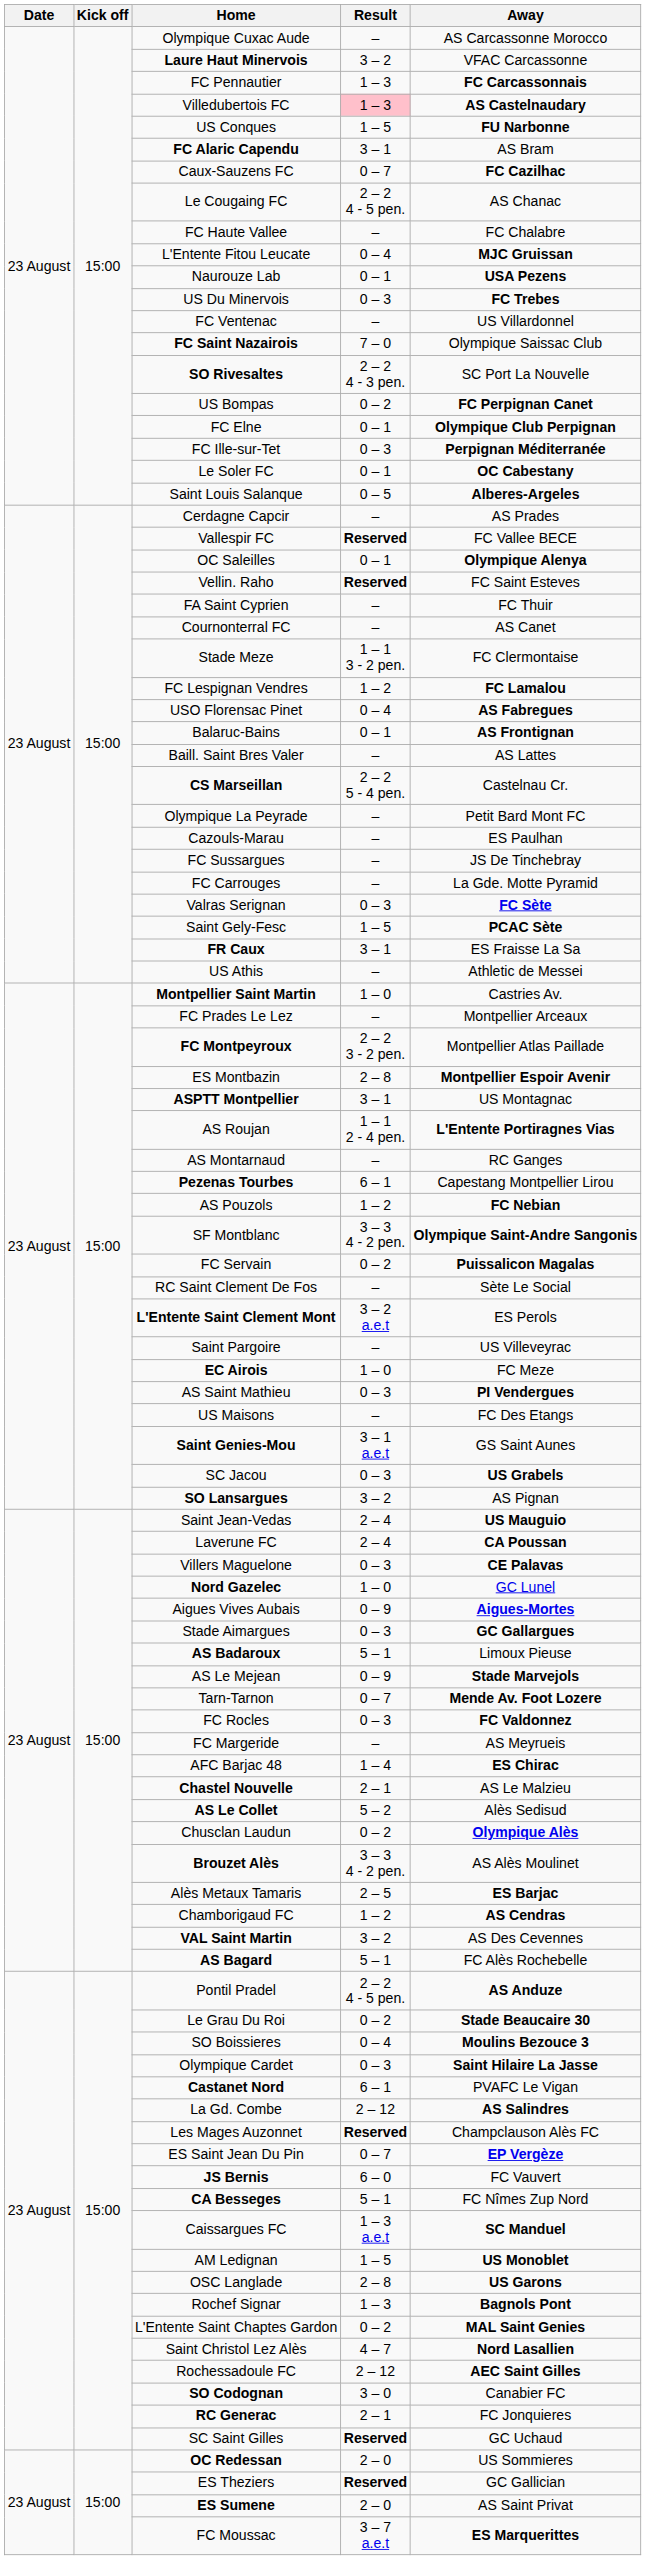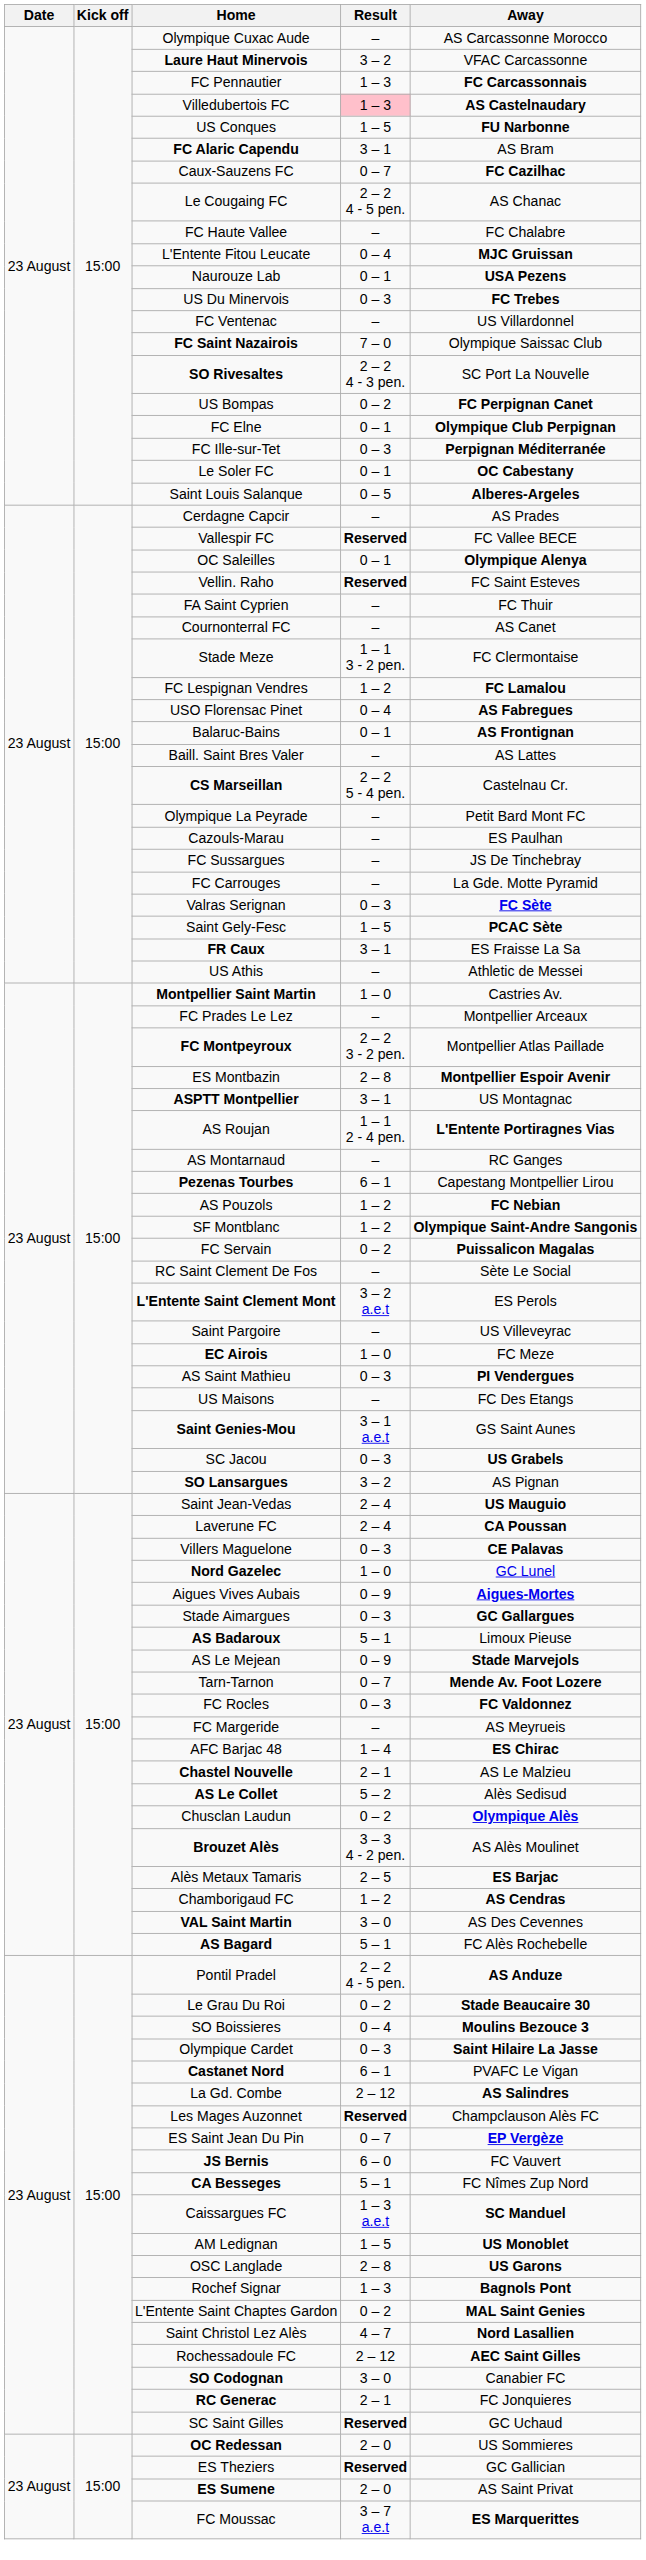(375, 1235) 3 – 3 4 - 2 pen. -> (375, 1227) 1 – 2
(375, 1938) 3 – 2 -> (375, 1922) 3 – 0
